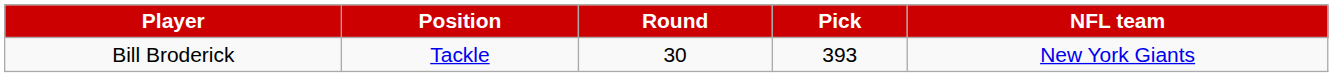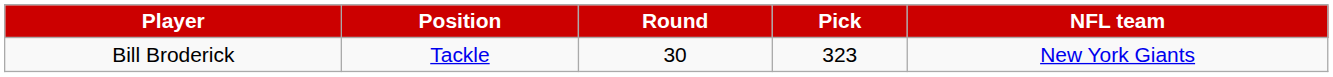(840, 54) 393 -> (840, 54) 323
